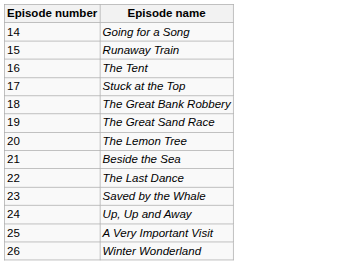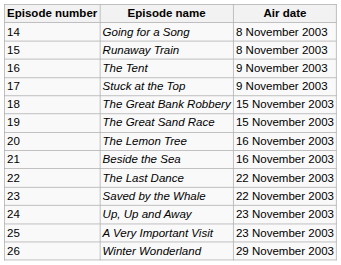+ column: (285, 13)
